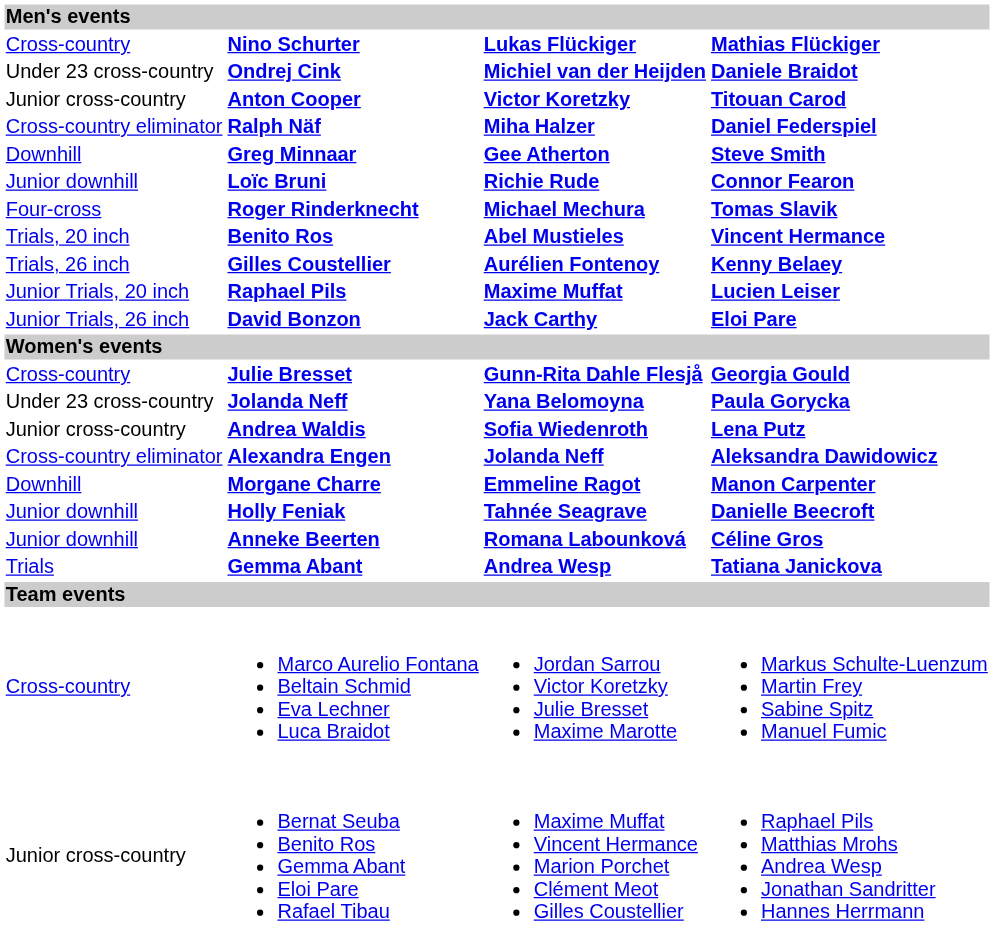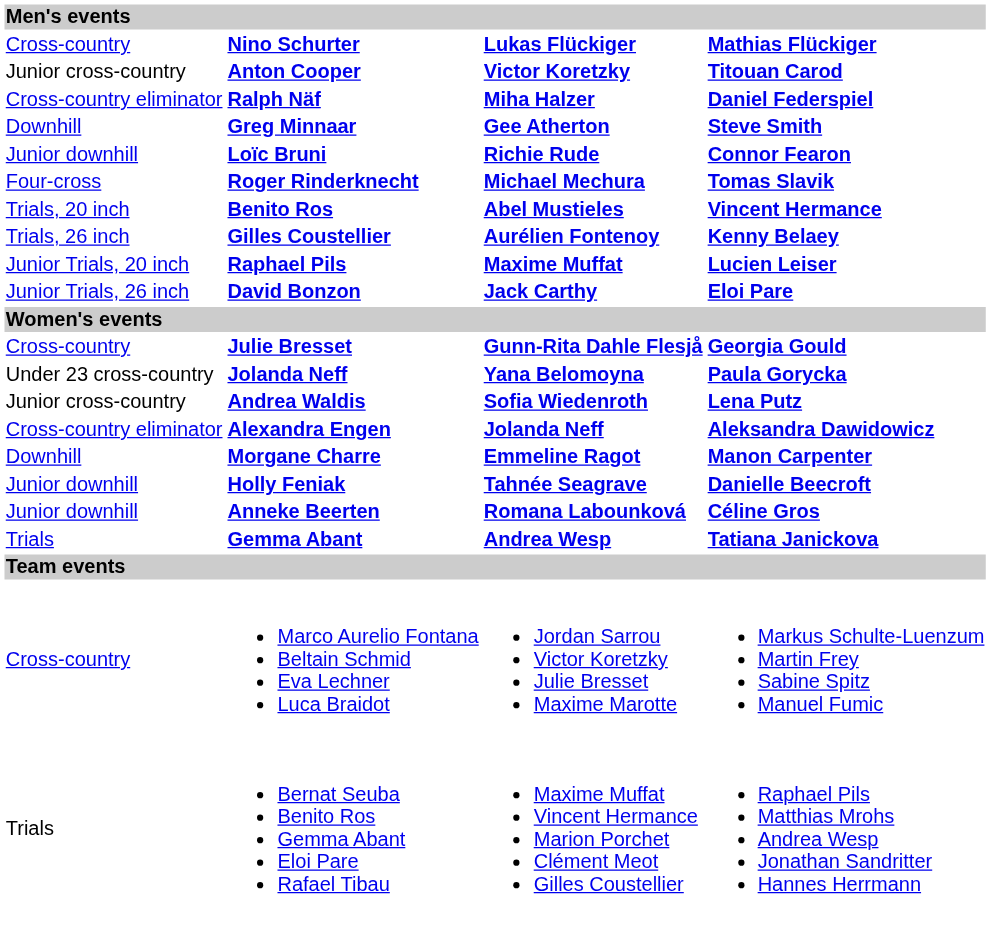- row: (284, 71)
(96, 855) Junior cross-country -> (30, 828) Trials
